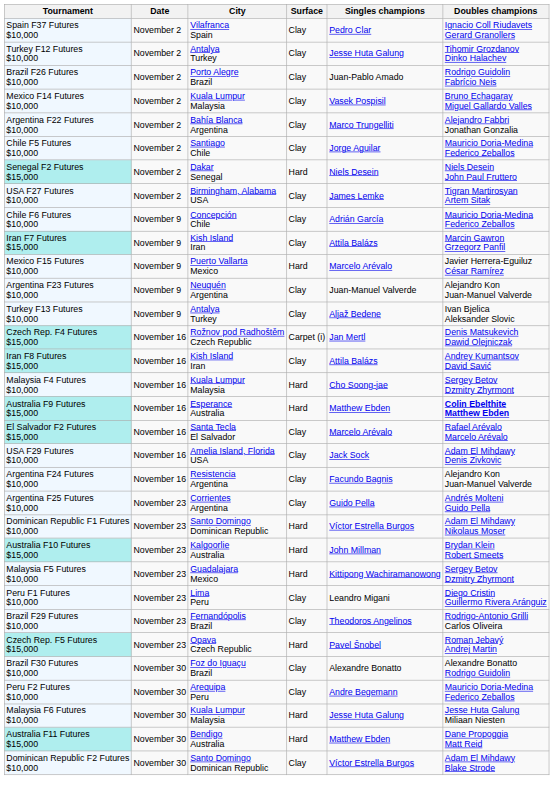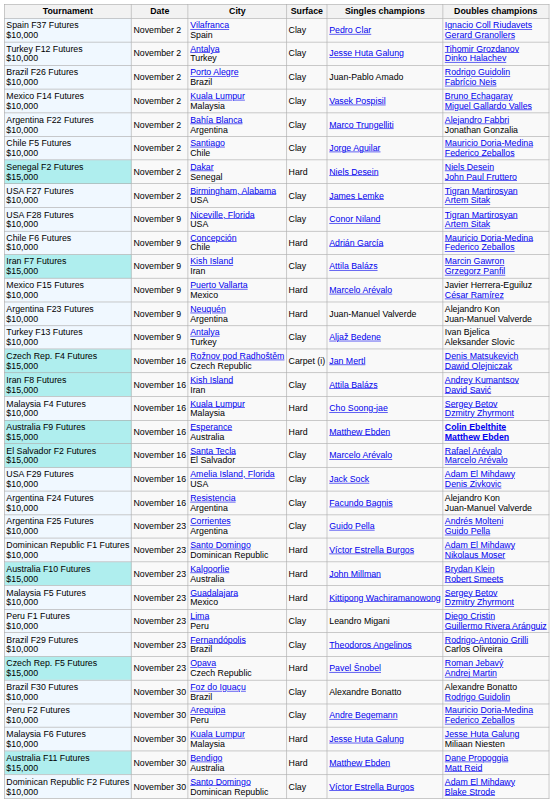+ row: (40, 219)
(297, 219) Clay -> (298, 243) Hard
(297, 290) Clay -> (298, 314) Hard
